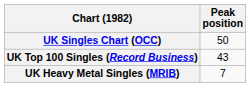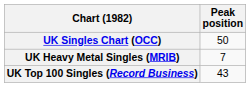rows swapped: (102, 57) <-> (102, 73)
